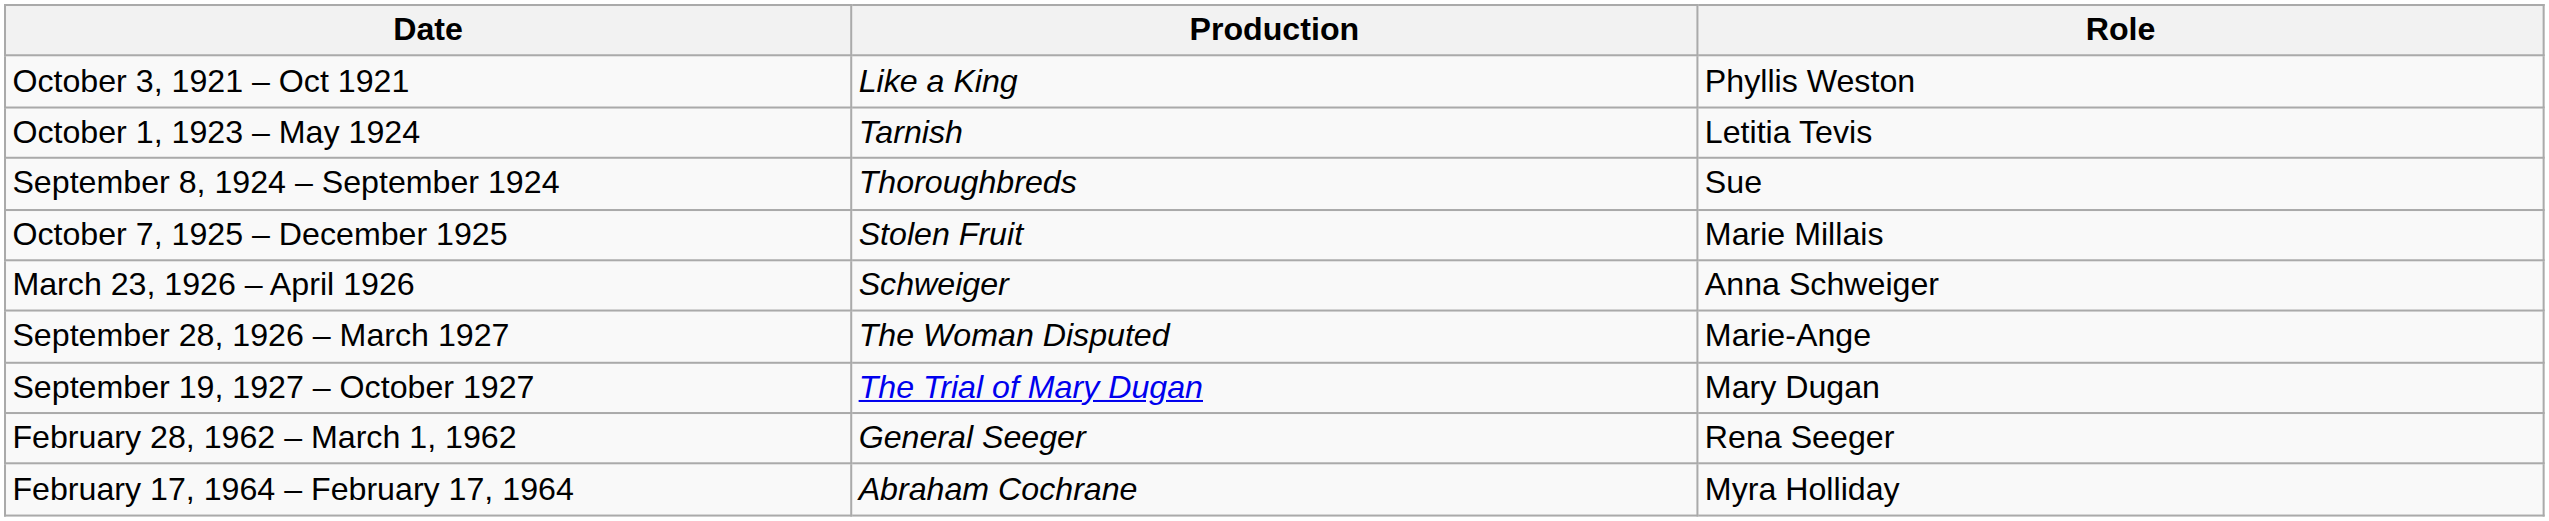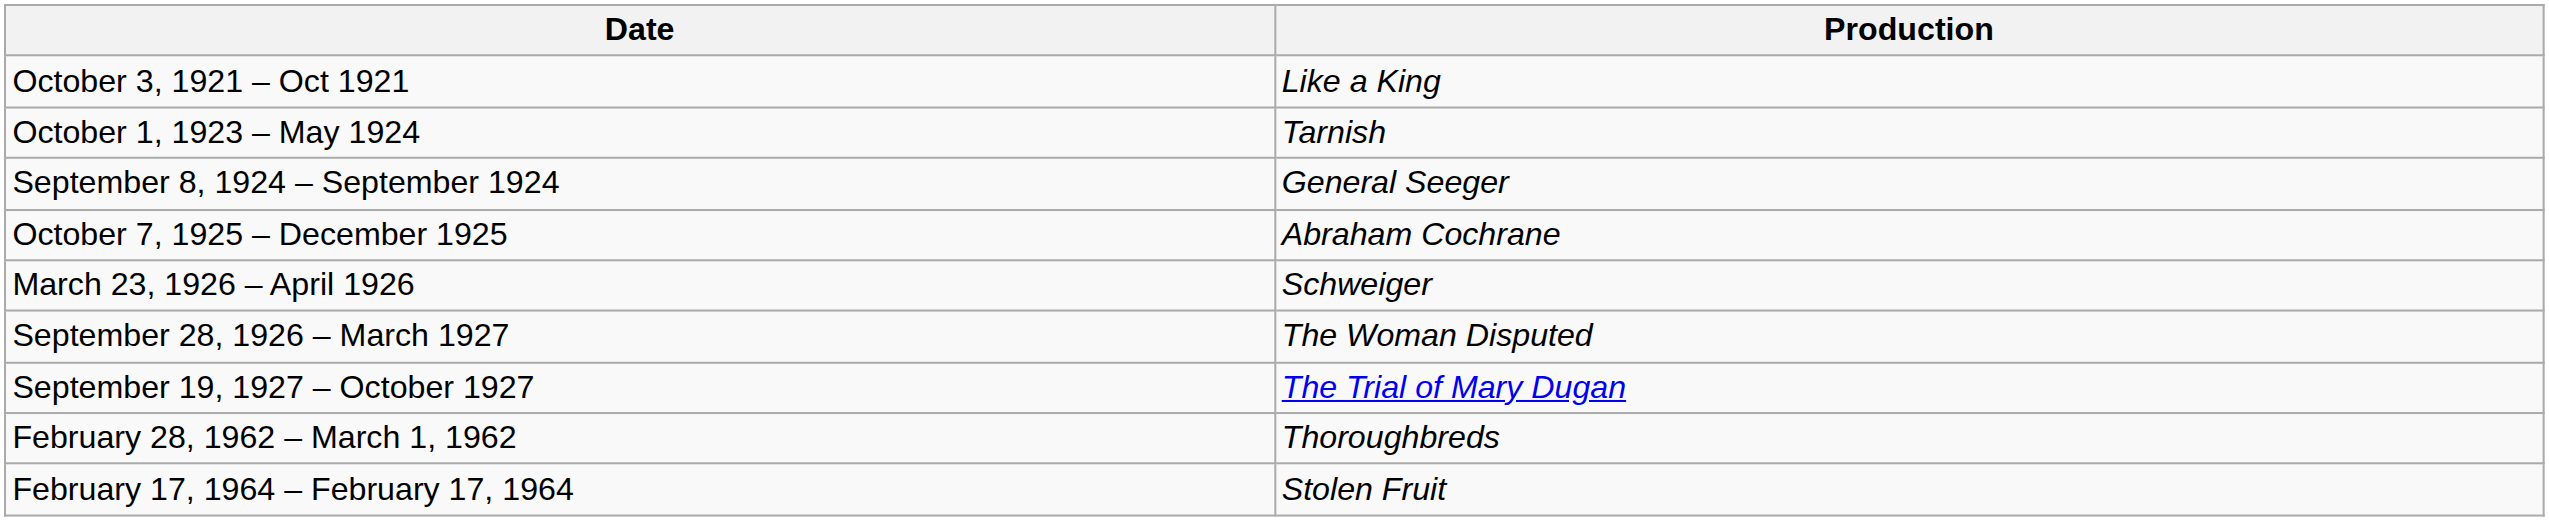- column: (2121, 30)
(968, 183) Thoroughbreds -> (1395, 183) General Seeger
(941, 234) Stolen Fruit -> (1421, 234) Abraham Cochrane
(972, 438) General Seeger -> (1391, 438) Thoroughbreds
(998, 489) Abraham Cochrane -> (1364, 489) Stolen Fruit
